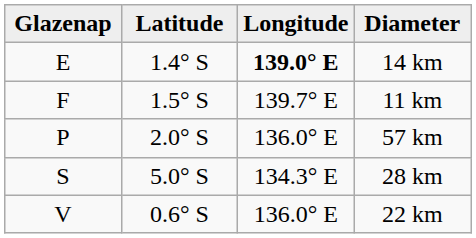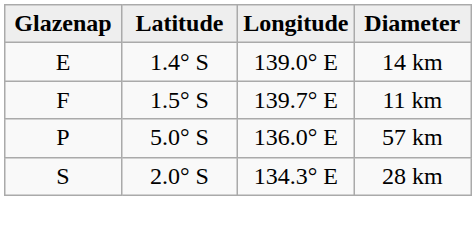(296, 61) bold -> (296, 61) normal
(179, 137) 2.0° S -> (179, 137) 5.0° S
(179, 175) 5.0° S -> (179, 175) 2.0° S
- row: (412, 213)
